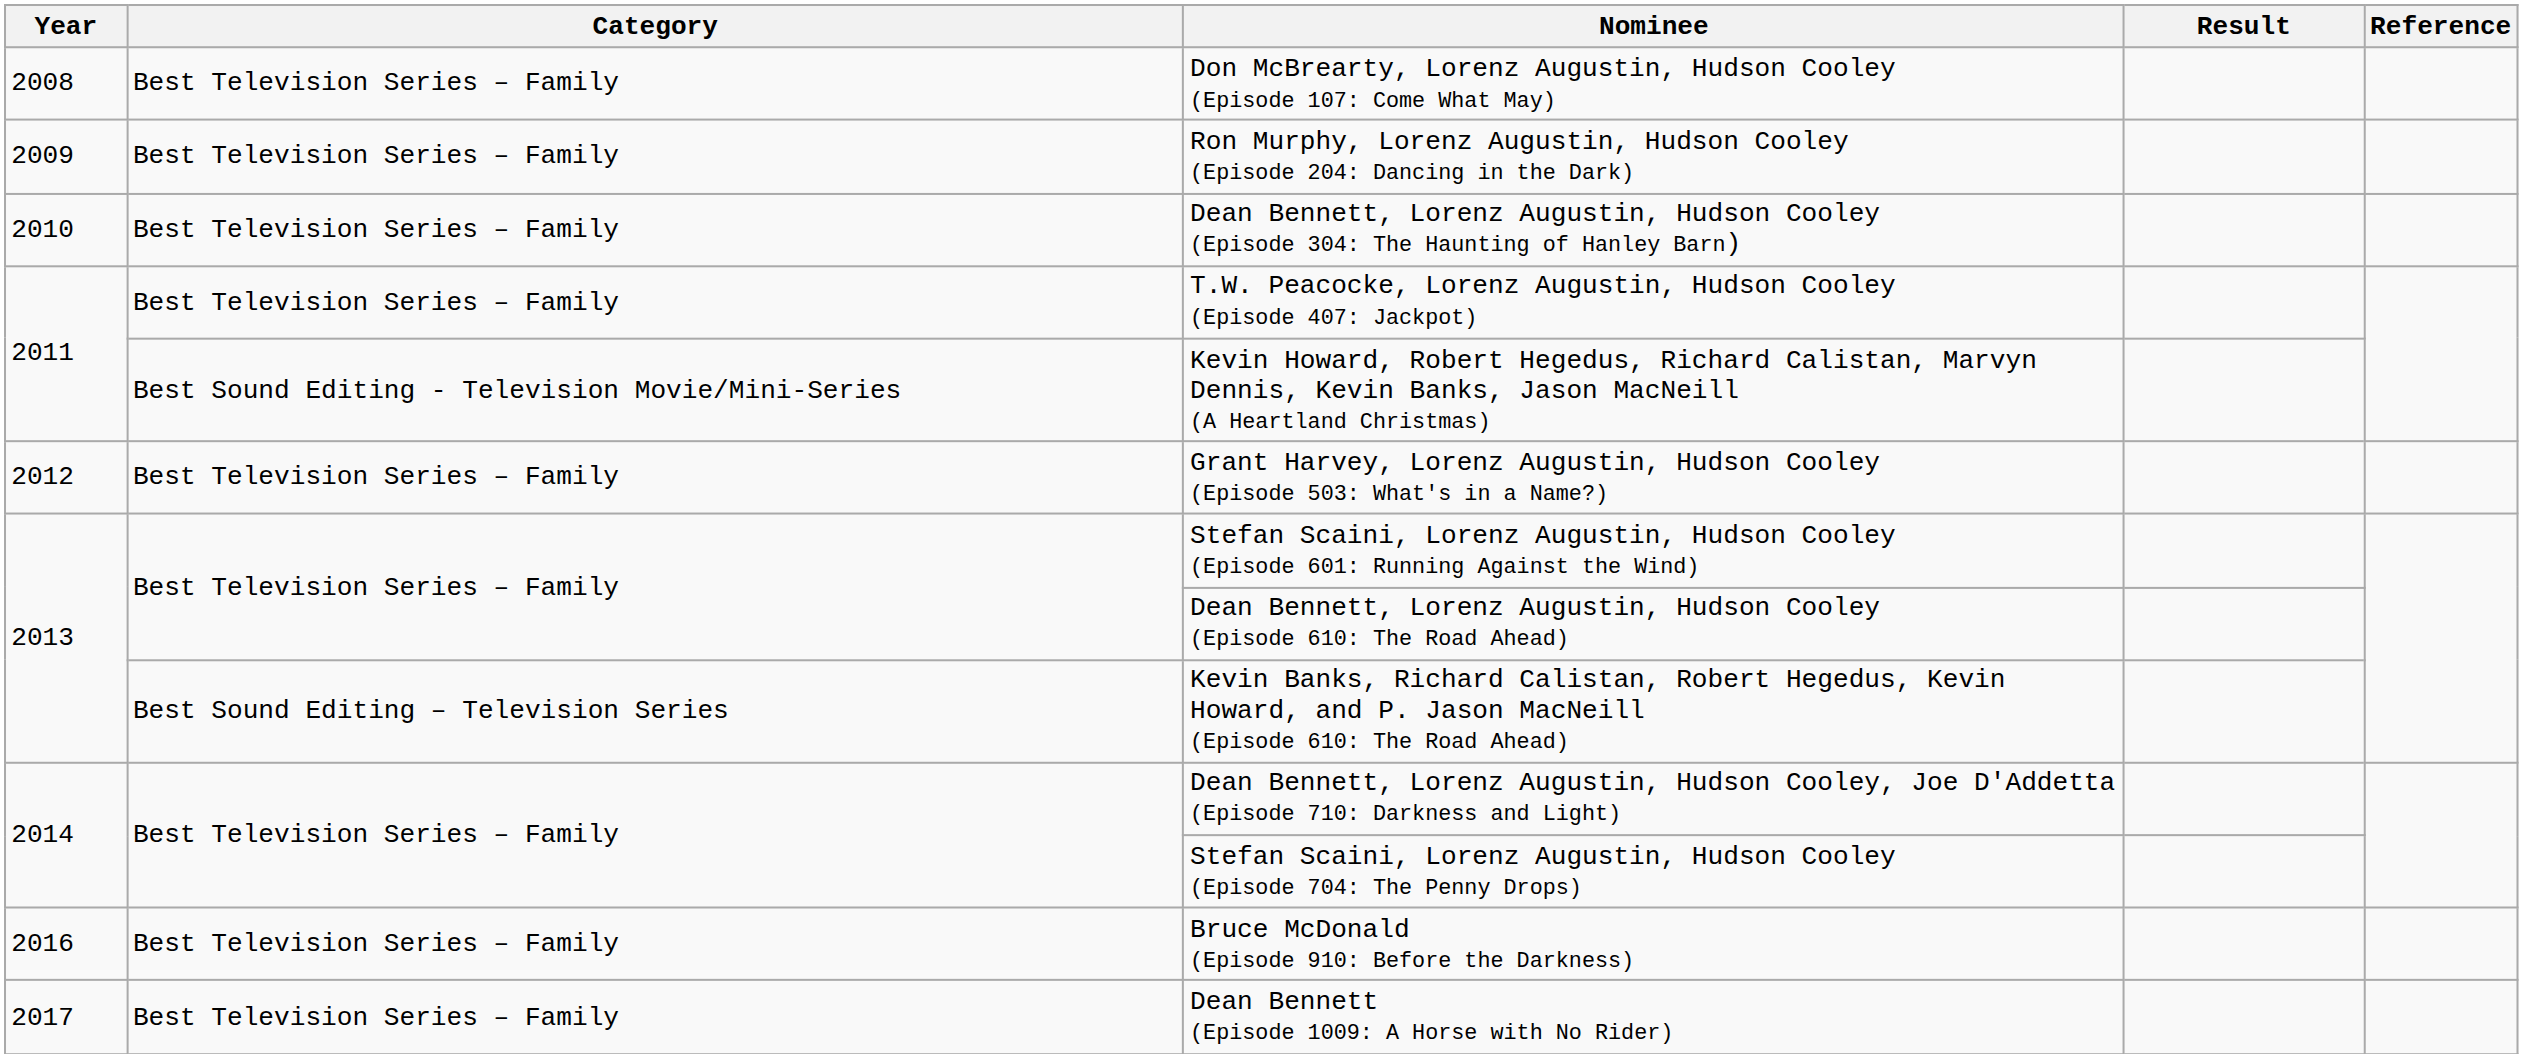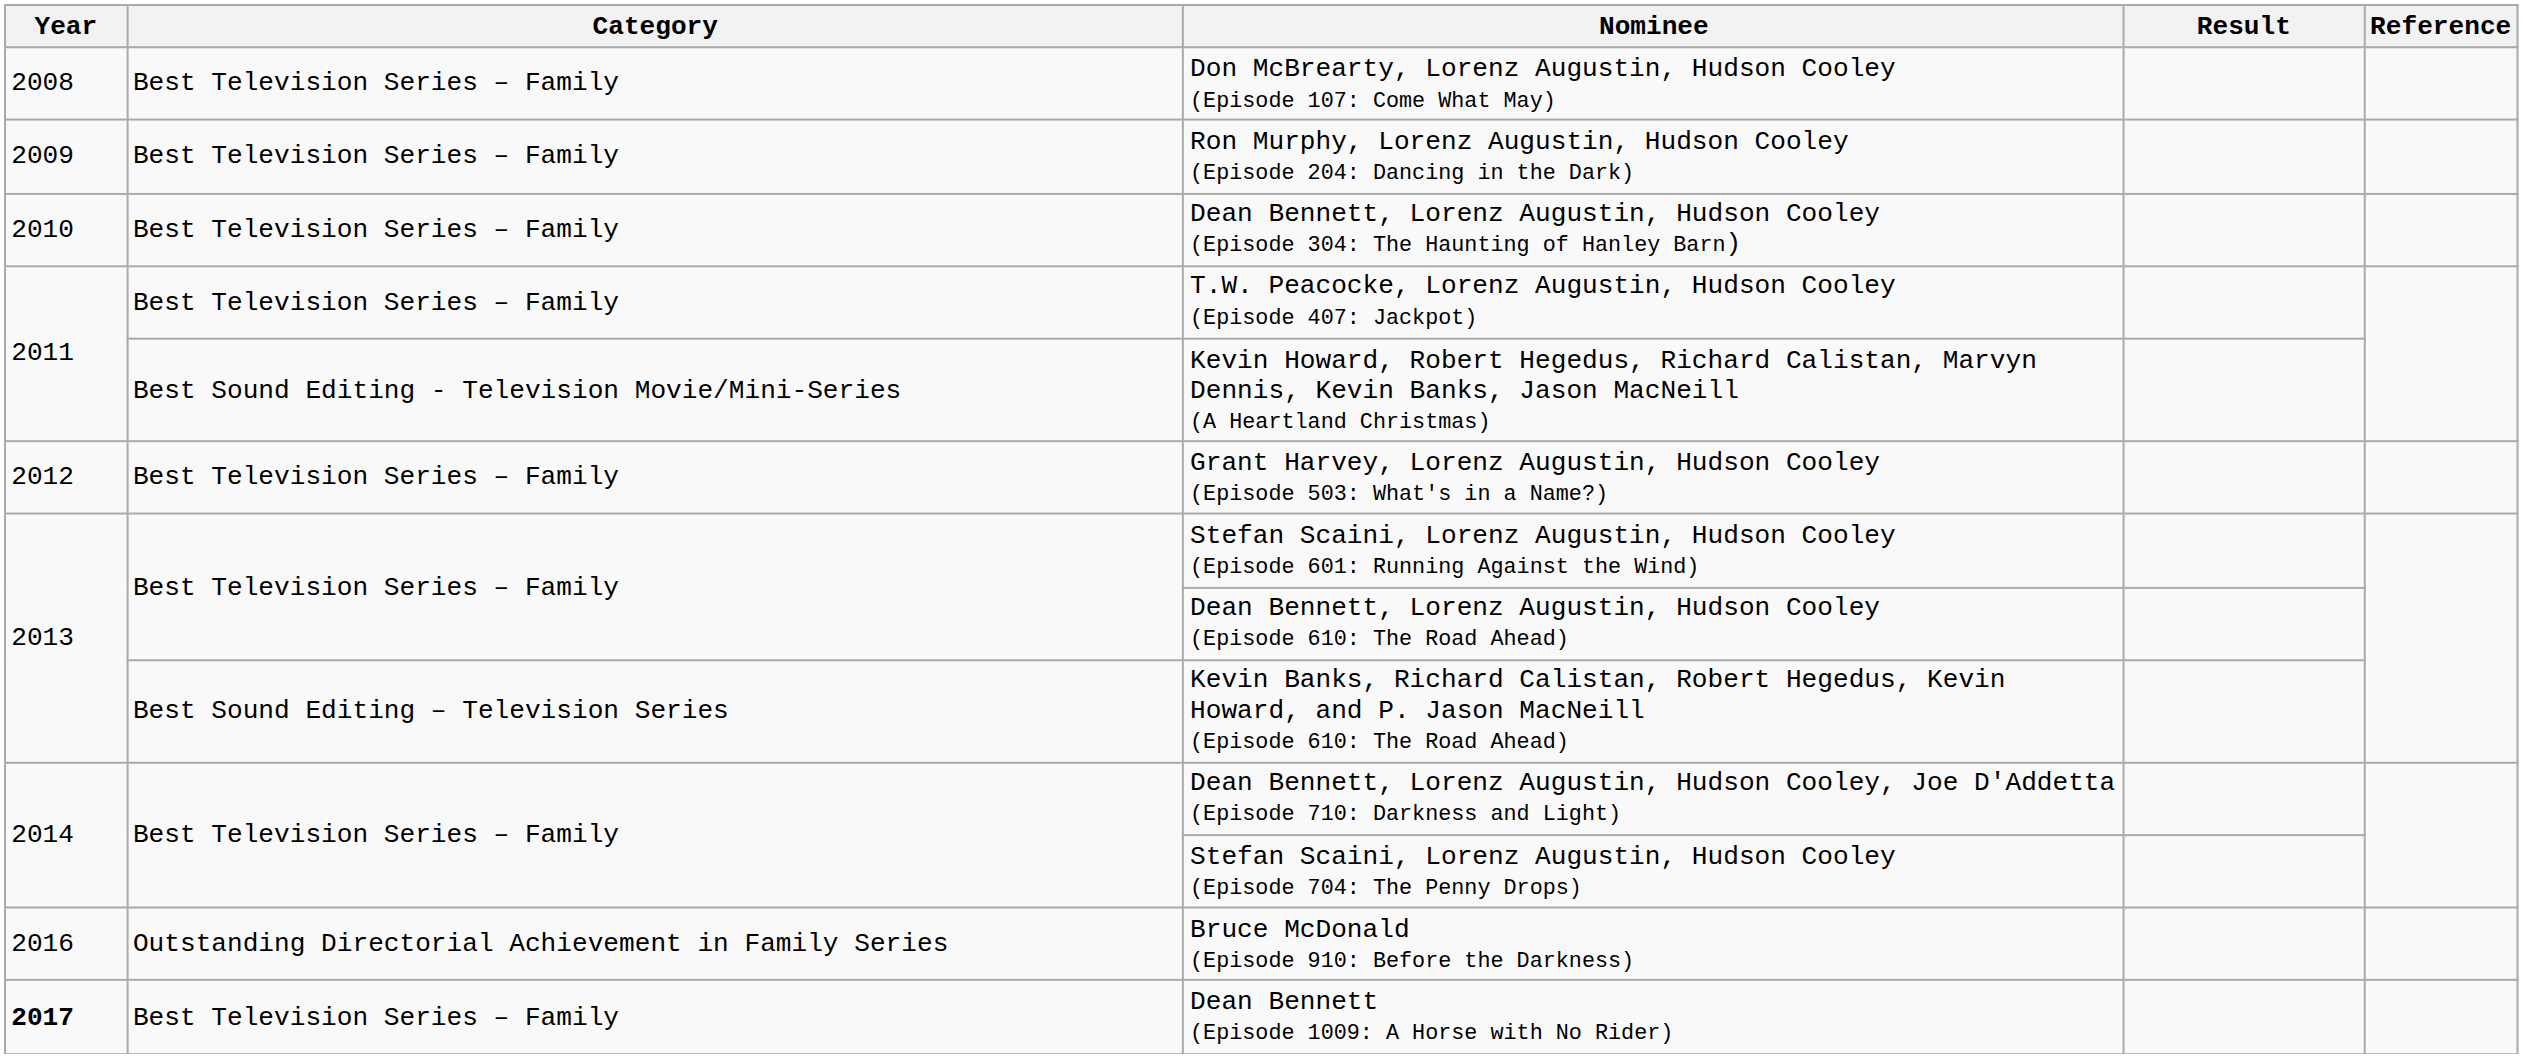(376, 944) Best Television Series – Family -> (541, 944) Outstanding Directorial Achievement in Family Series
(43, 1017) normal -> (43, 1017) bold
